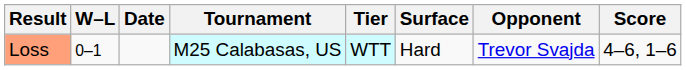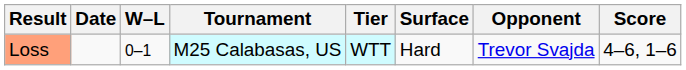columns swapped: (95, 19) <-> (144, 19)
